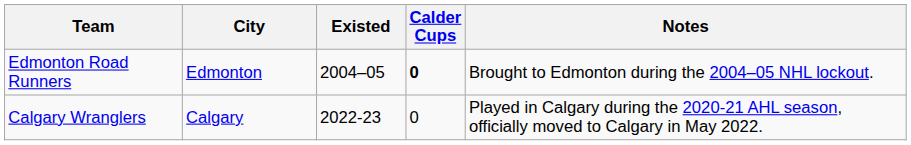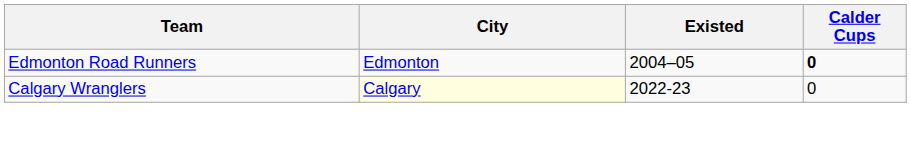- column: (686, 27)
(215, 117) no background -> (392, 89) lightyellow background
